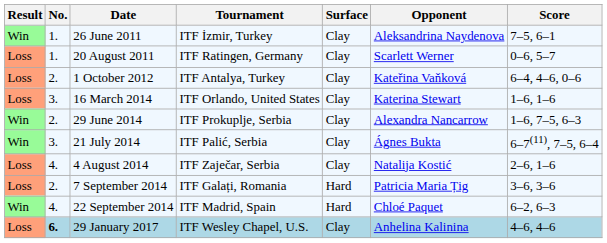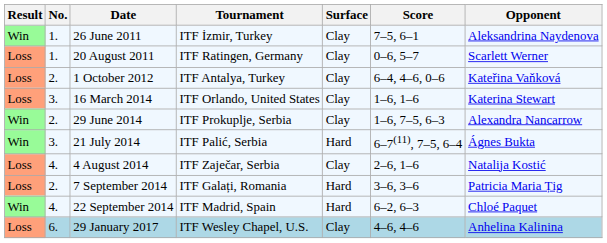columns swapped: (439, 14) <-> (554, 14)
(338, 141) Clay -> (339, 141) Hard
(53, 226) bold -> (53, 226) normal
